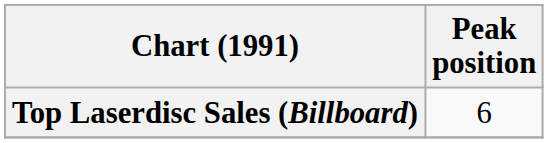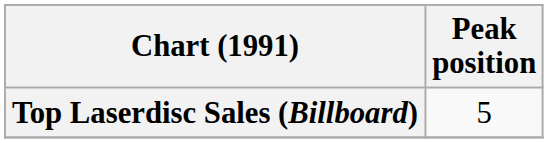(484, 112) 6 -> (484, 112) 5
